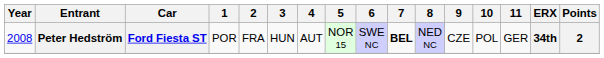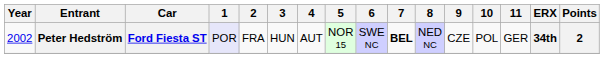(20, 38) 2008 -> (20, 38) 2002
(224, 38) no background -> (224, 38) lavender background
